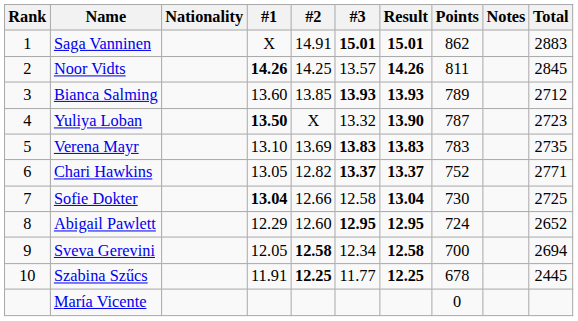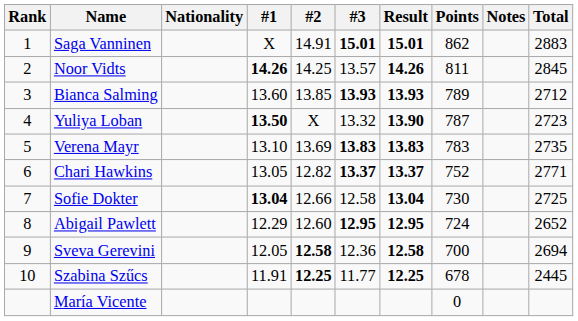(358, 250) 12.34 -> (358, 250) 12.36
